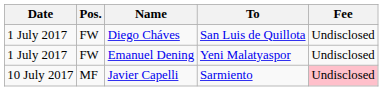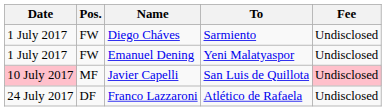(253, 34) San Luis de Quillota -> (230, 34) Sarmiento
(40, 75) no background -> (40, 75) pink background
(226, 75) Sarmiento -> (256, 75) San Luis de Quillota
+ row: (153, 95)
